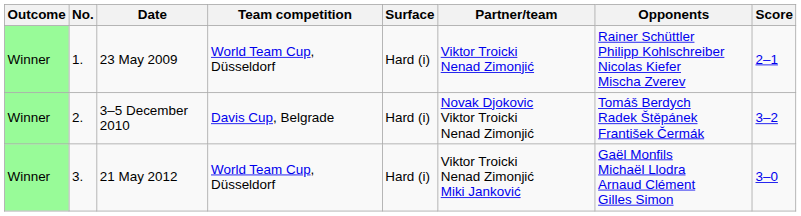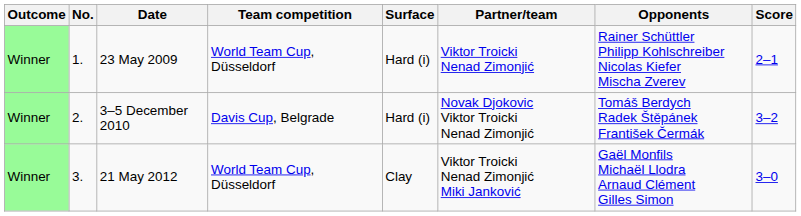(408, 177) Hard (i) -> (399, 177) Clay
